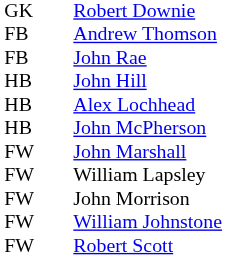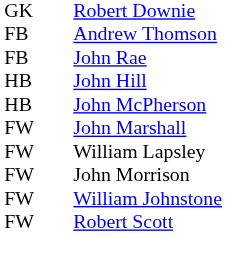- row: (134, 104)
